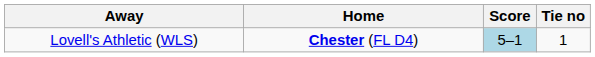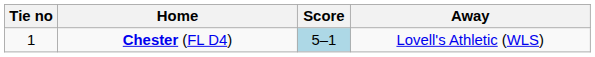columns swapped: (563, 16) <-> (124, 16)
